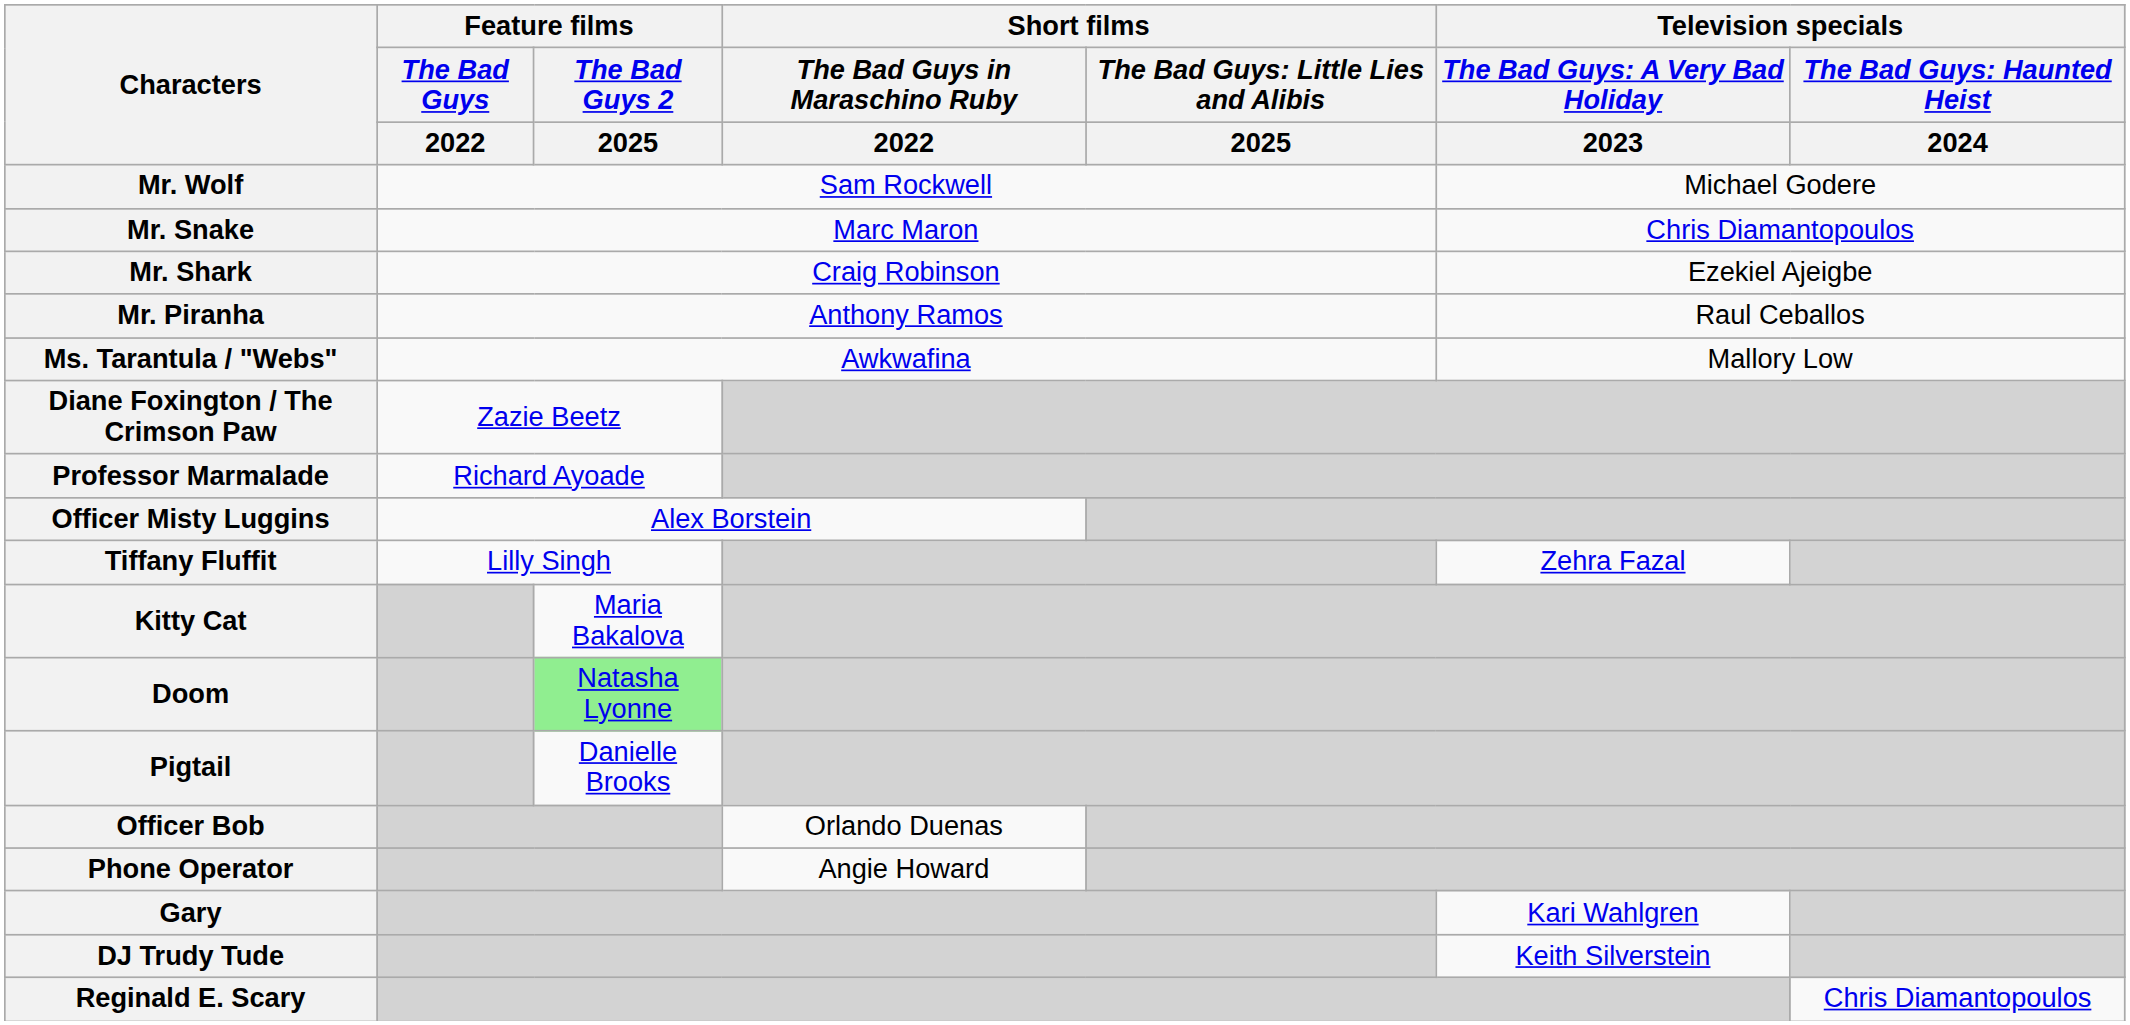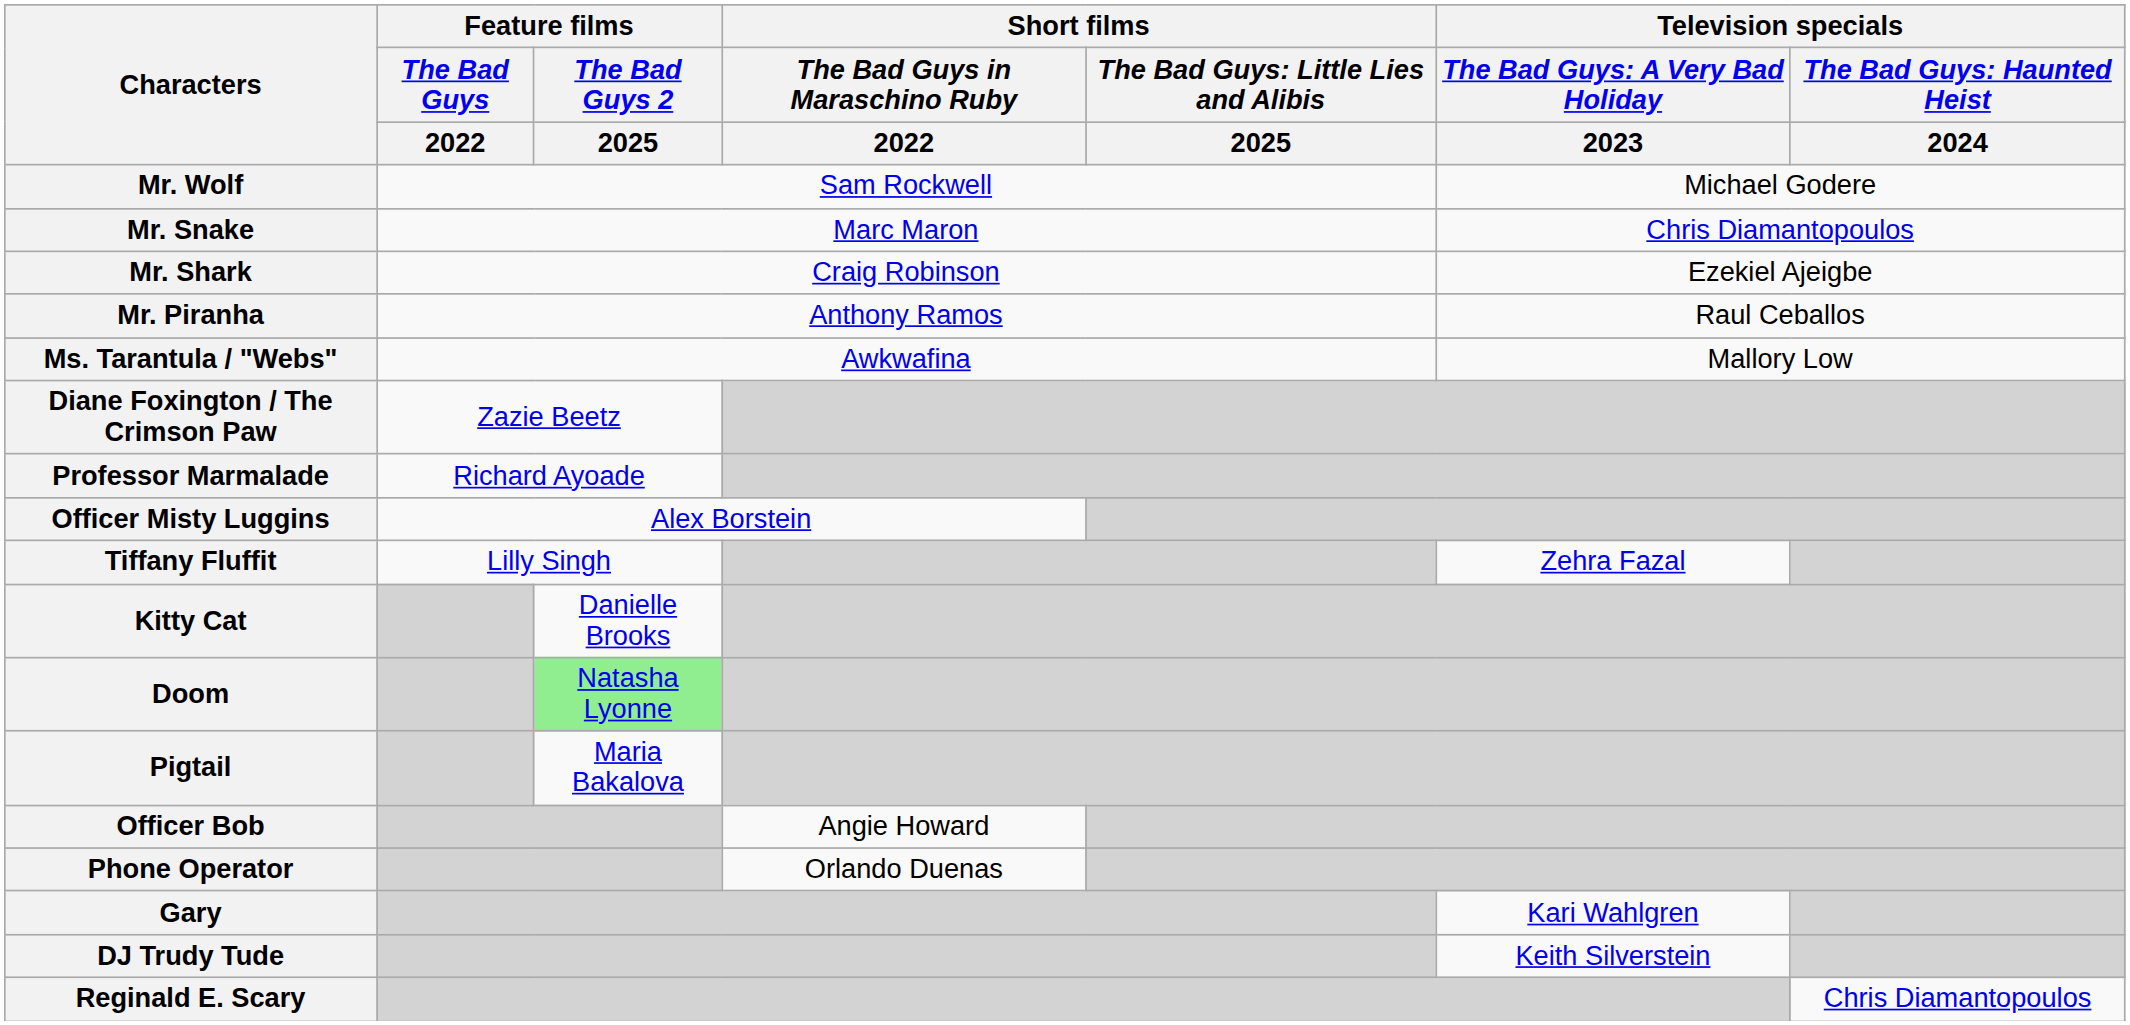(628, 620) Maria Bakalova -> (628, 620) Danielle Brooks
(628, 767) Danielle Brooks -> (628, 767) Maria Bakalova
(904, 826) Orlando Duenas -> (904, 826) Angie Howard
(904, 869) Angie Howard -> (904, 869) Orlando Duenas
